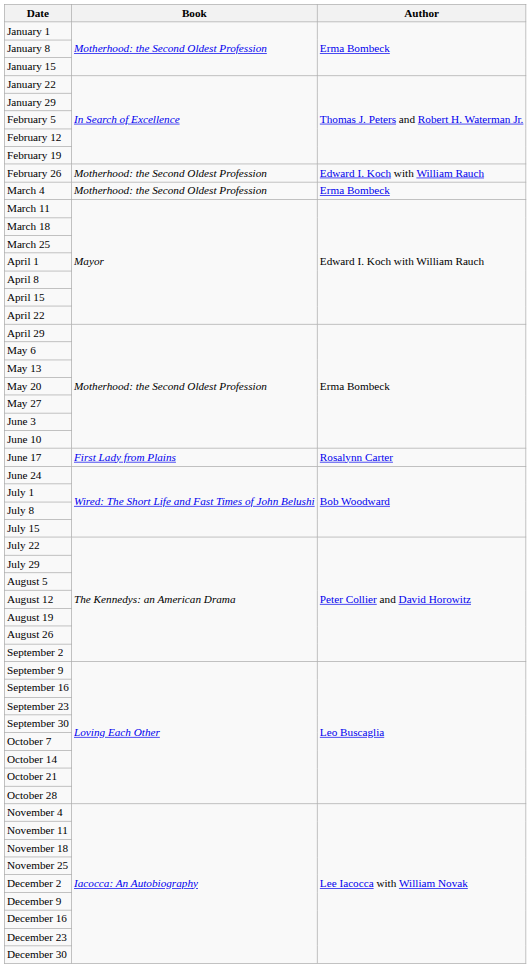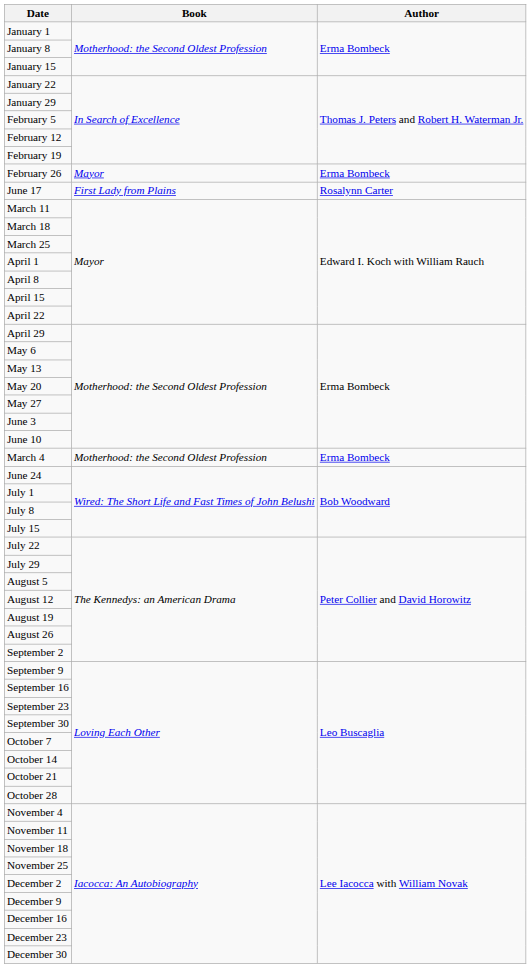(170, 173) Motherhood: the Second Oldest Profession -> (89, 173) Mayor
(402, 173) Edward I. Koch with William Rauch -> (355, 173) Erma Bombeck
rows swapped: (26, 191) <-> (24, 457)
